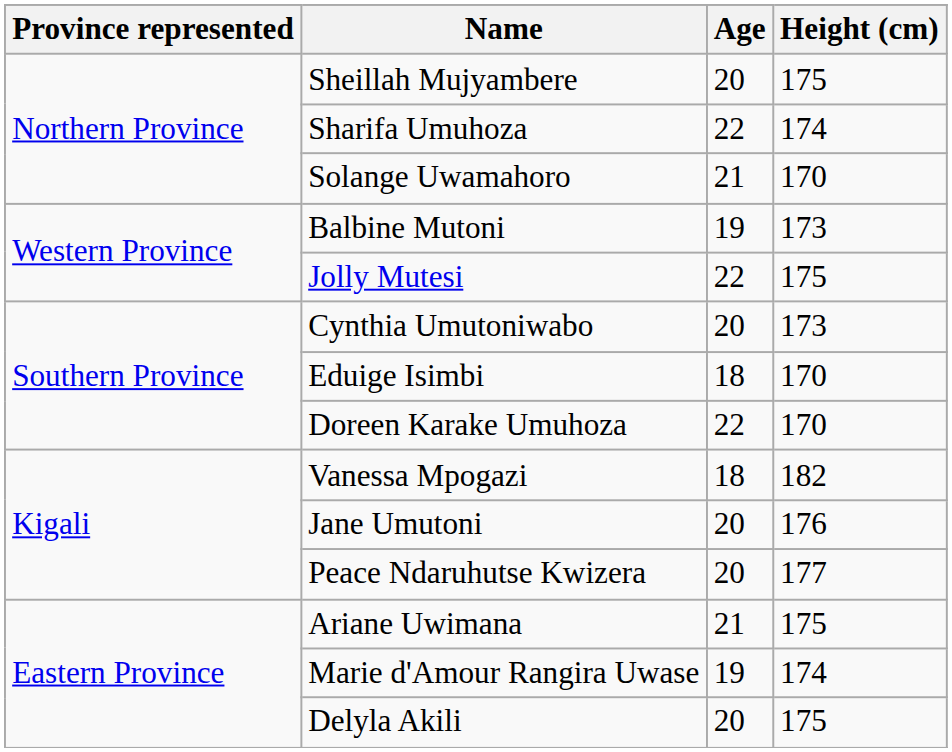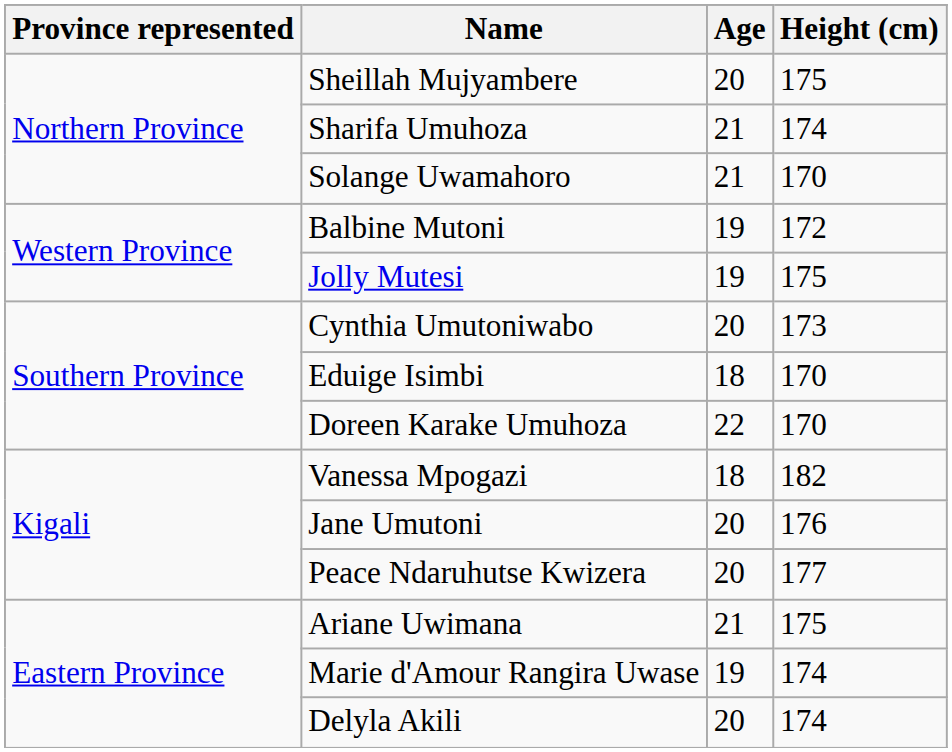(729, 128) 22 -> (729, 128) 21
(804, 227) 173 -> (804, 227) 172
(729, 276) 22 -> (729, 276) 19
(804, 721) 175 -> (804, 721) 174
